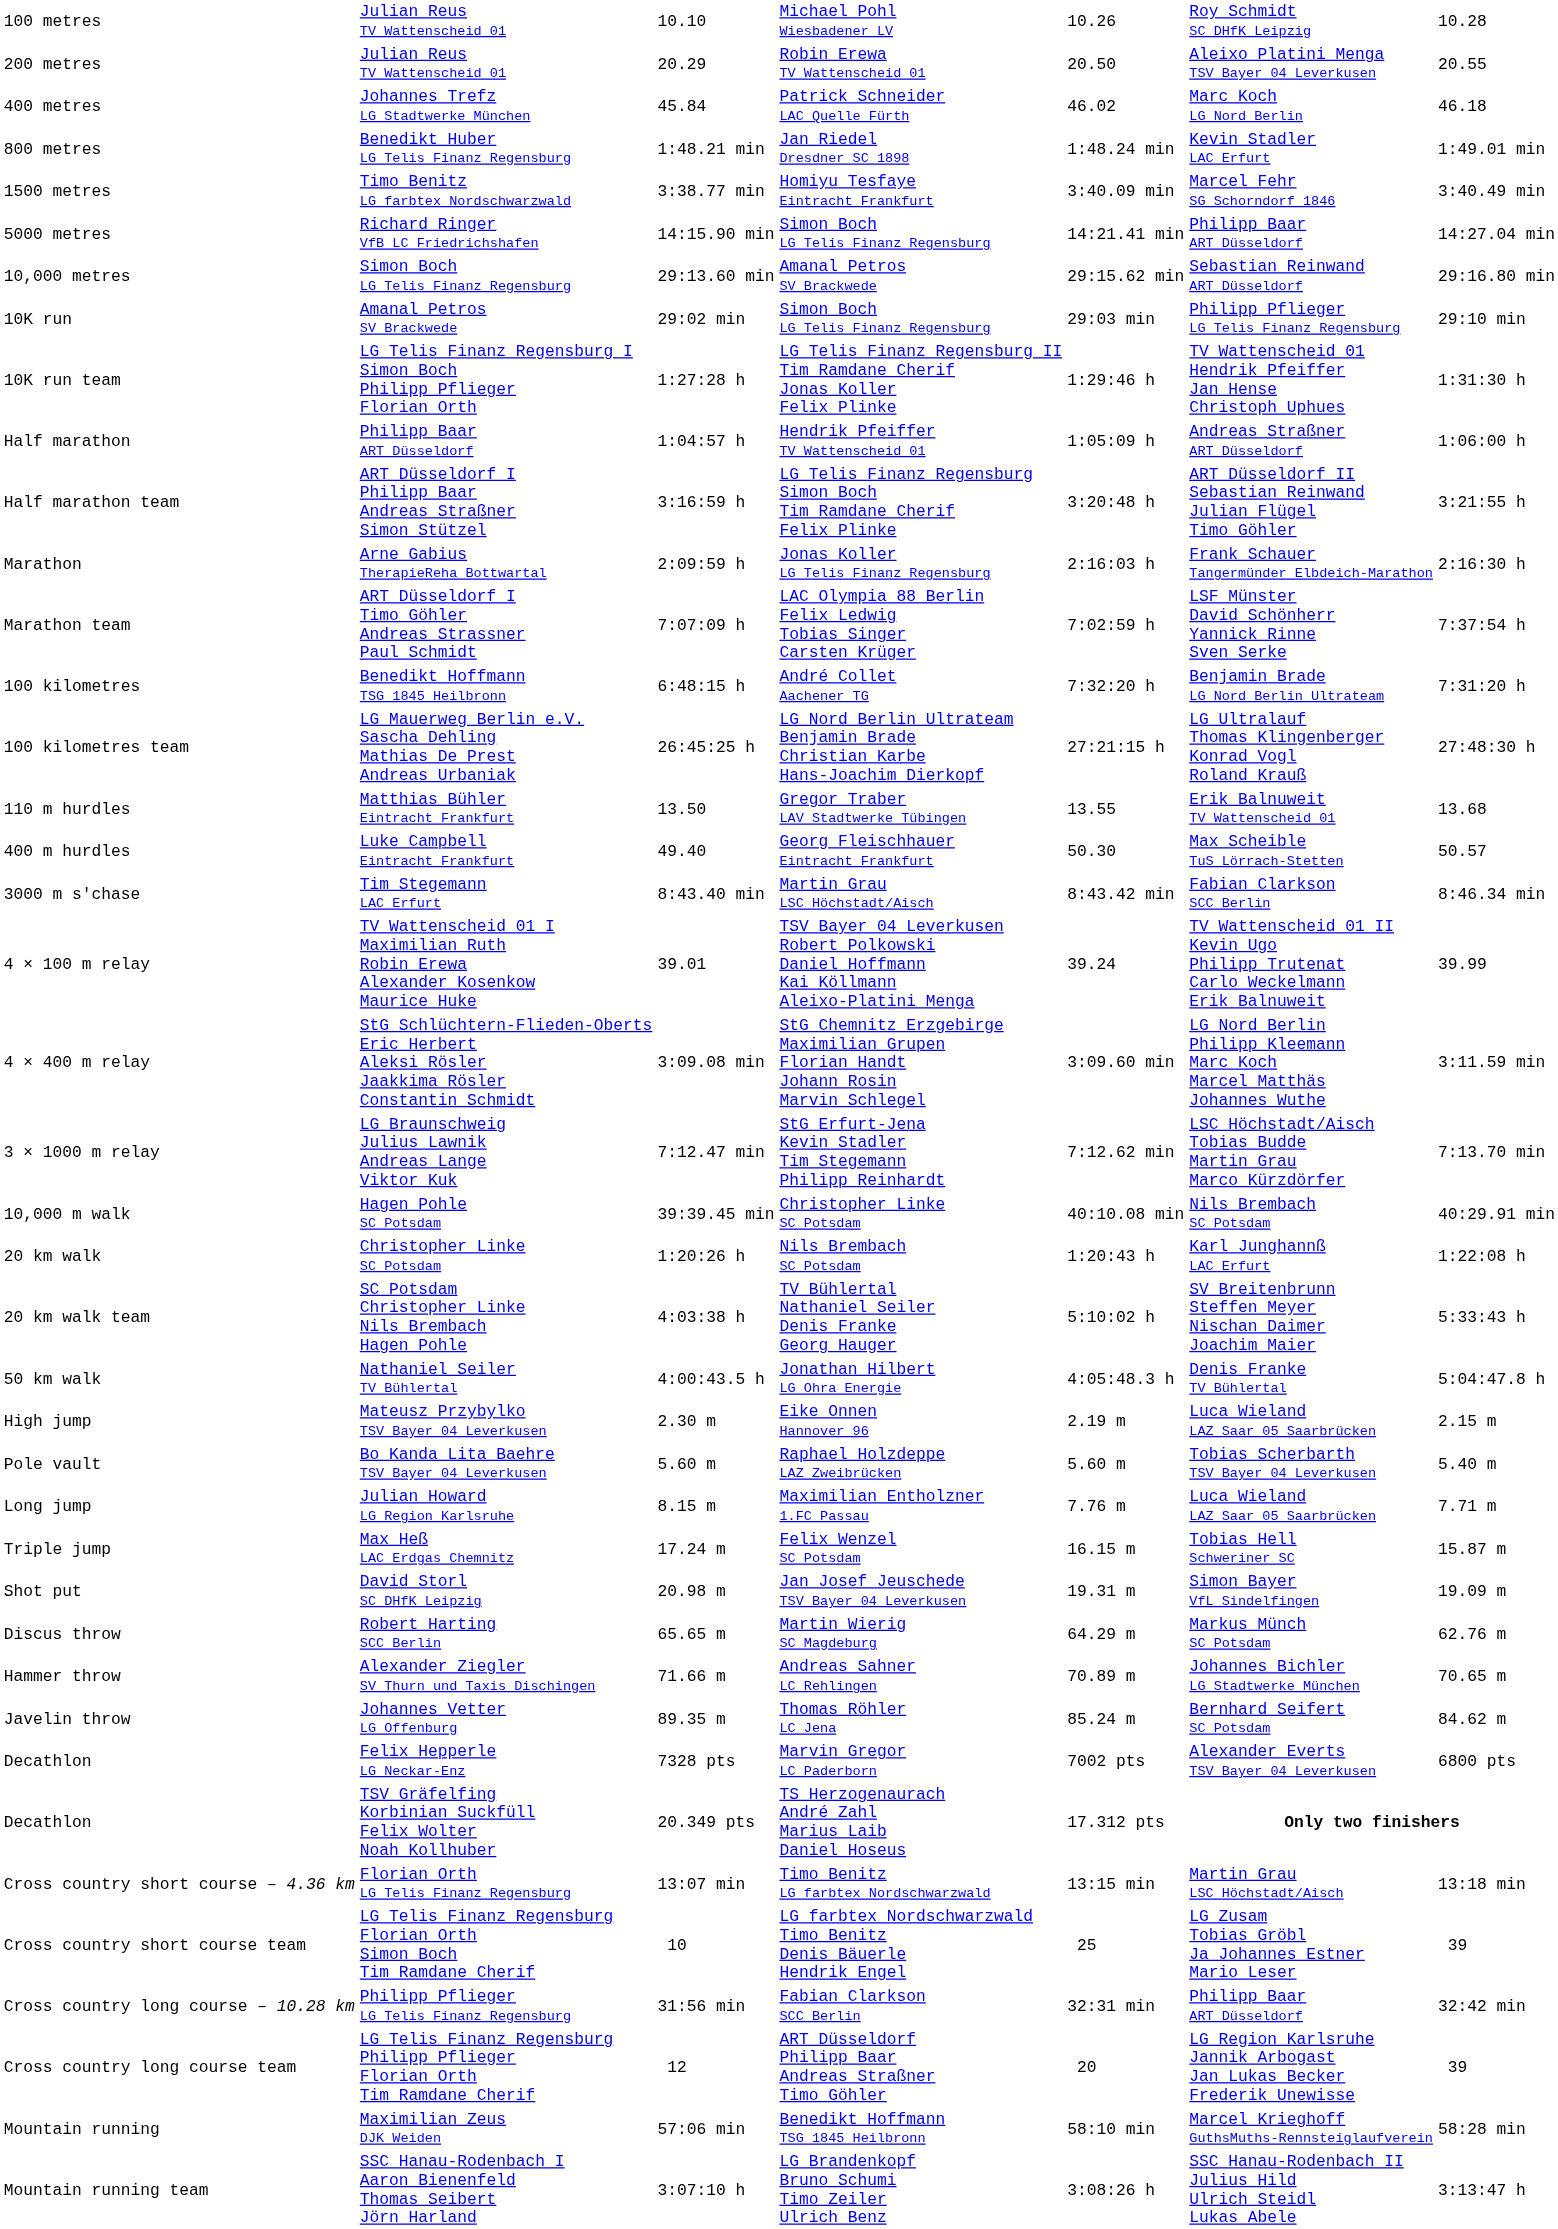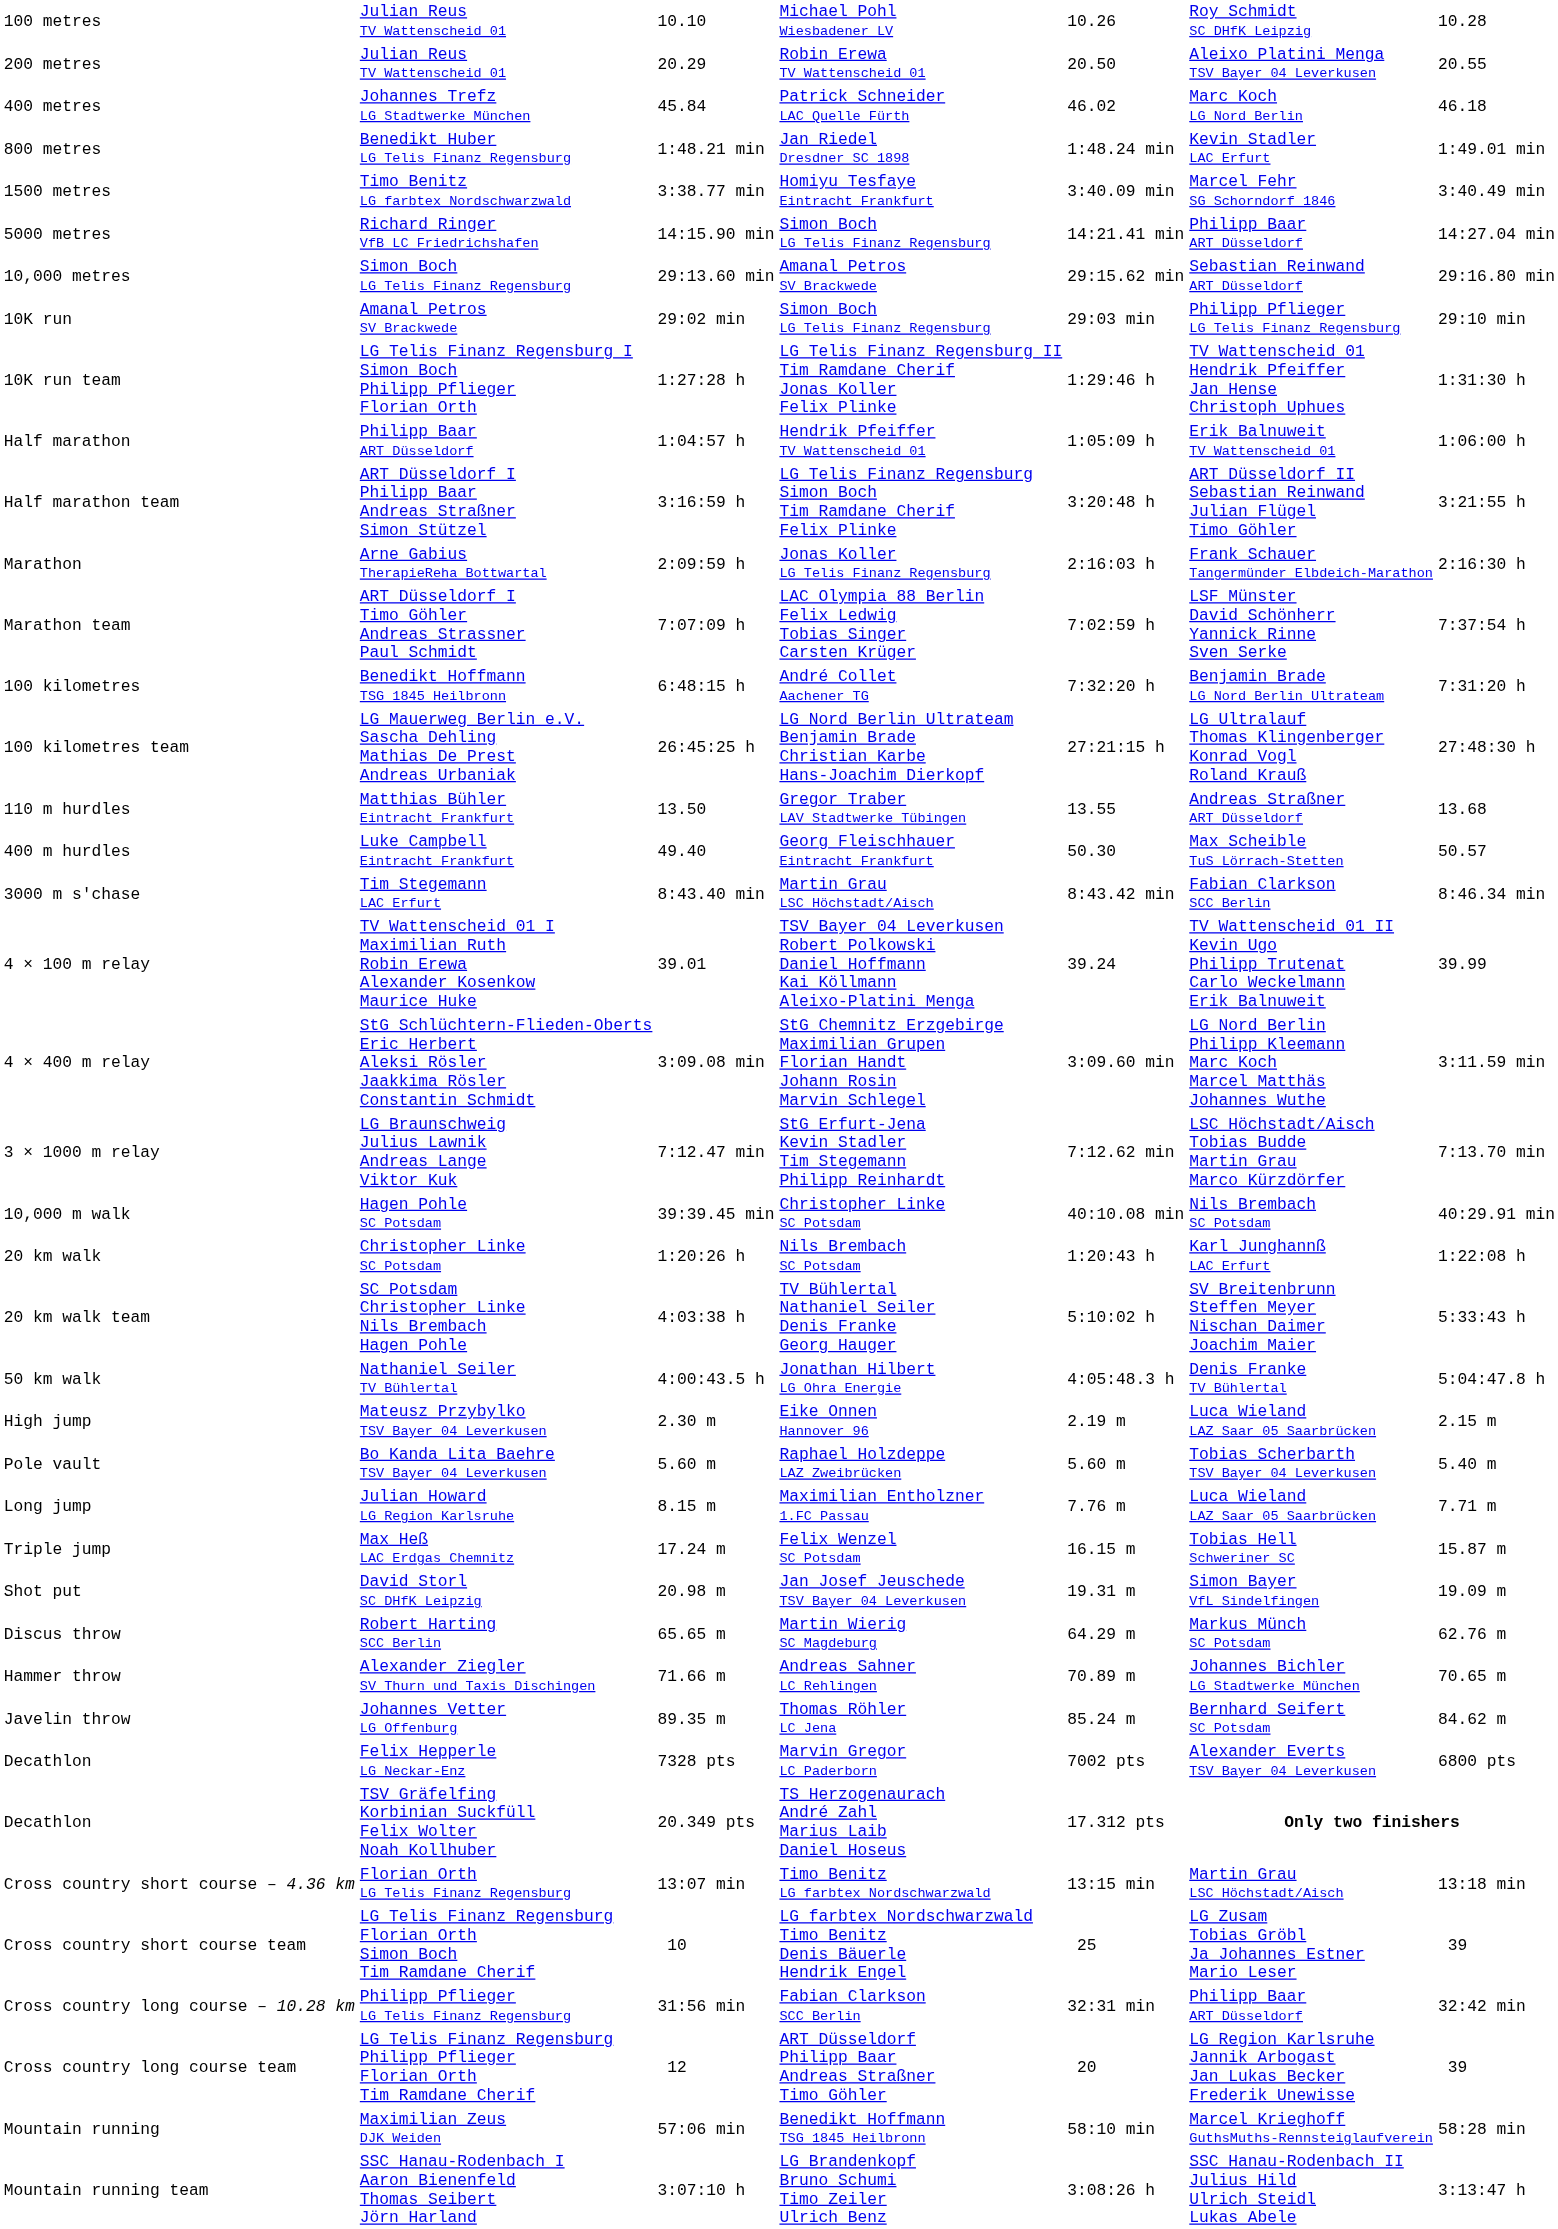(1267, 440) Andreas Straßner ART Düsseldorf -> (1262, 440) Erik Balnuweit TV Wattenscheid 01
(1262, 808) Erik Balnuweit TV Wattenscheid 01 -> (1267, 808) Andreas Straßner ART Düsseldorf
